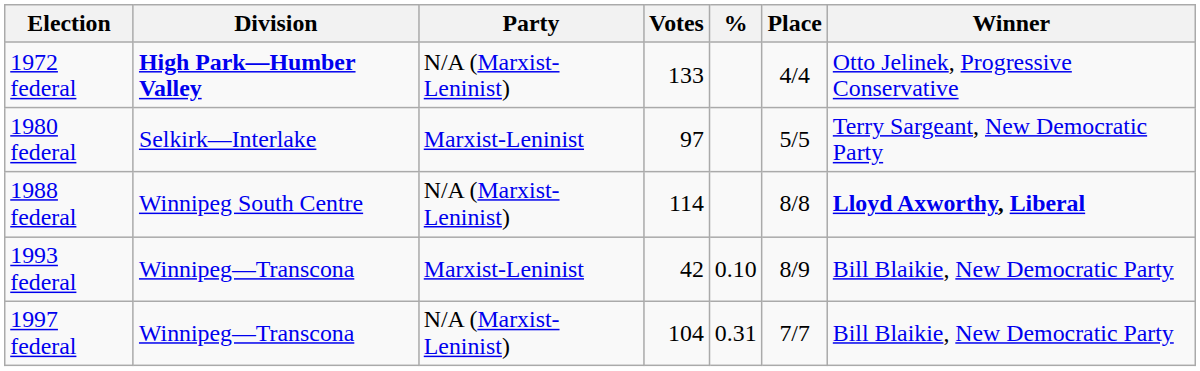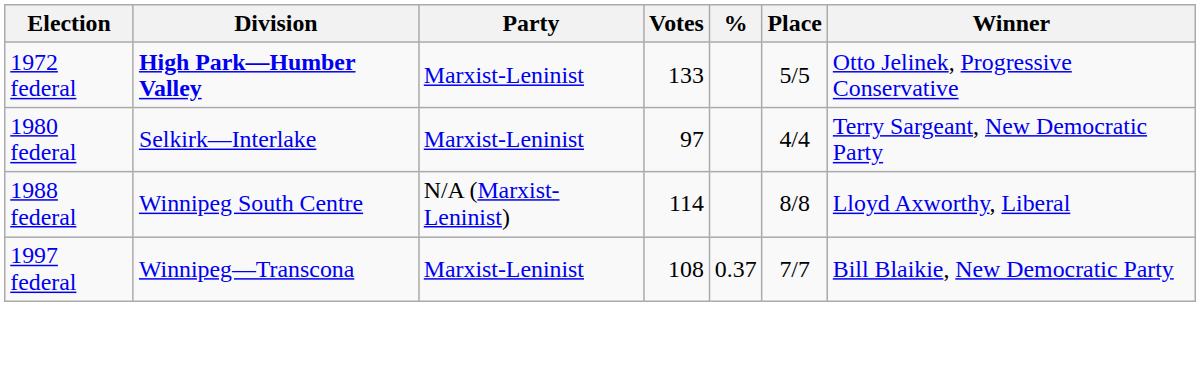(492, 74) N/A (Marxist-Leninist) -> (504, 74) Marxist-Leninist
(795, 74) 4/4 -> (795, 74) 5/5
(795, 139) 5/5 -> (795, 139) 4/4
(959, 203) bold -> (952, 203) normal
- row: (43, 268)
(492, 333) N/A (Marxist-Leninist) -> (504, 268) Marxist-Leninist
(686, 333) 104 -> (686, 268) 108
(736, 333) 0.31 -> (736, 268) 0.37
